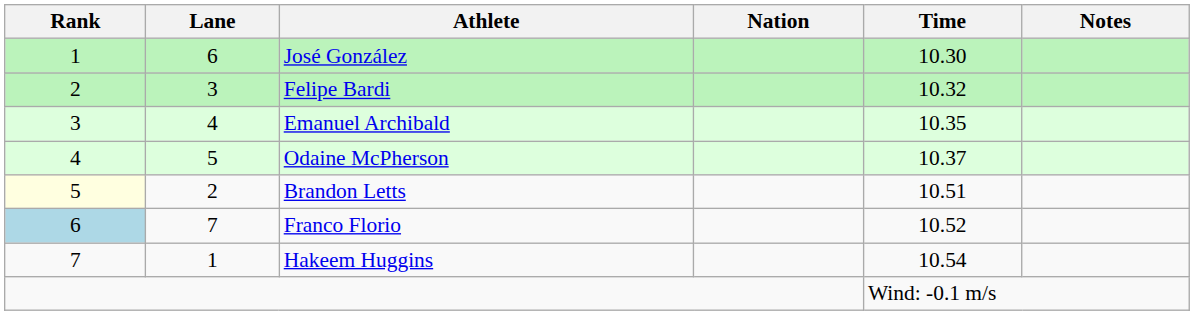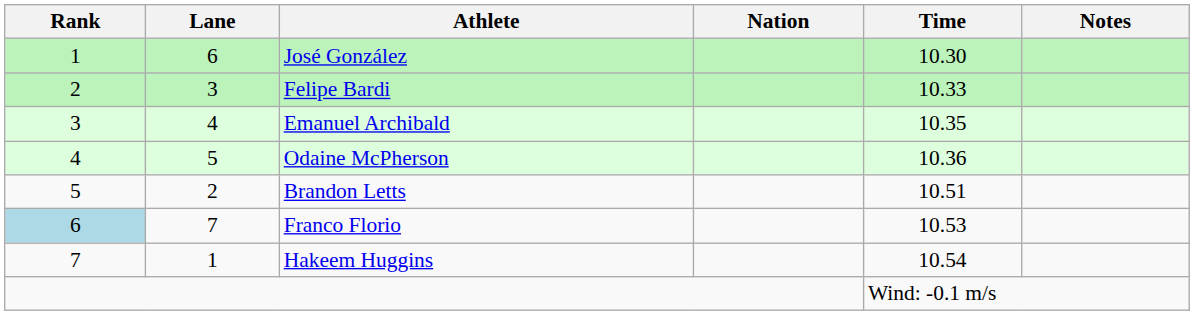(942, 89) 10.32 -> (942, 89) 10.33
(942, 157) 10.37 -> (942, 157) 10.36
(75, 191) lightyellow background -> (75, 191) no background
(942, 225) 10.52 -> (942, 225) 10.53
